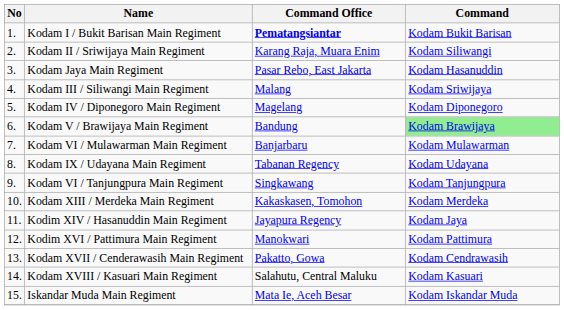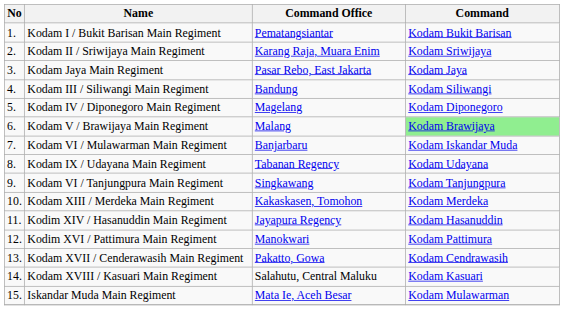(298, 32) bold -> (294, 32) normal
(450, 51) Kodam Siliwangi -> (450, 51) Kodam Sriwijaya
(455, 70) Kodam Hasanuddin -> (438, 70) Kodam Jaya
(273, 88) Malang -> (276, 88) Bandung
(450, 88) Kodam Sriwijaya -> (450, 88) Kodam Siliwangi
(276, 126) Bandung -> (273, 126) Malang
(459, 145) Kodam Mulawarman -> (463, 145) Kodam Iskandar Muda
(438, 220) Kodam Jaya -> (455, 220) Kodam Hasanuddin
(463, 295) Kodam Iskandar Muda -> (459, 295) Kodam Mulawarman
